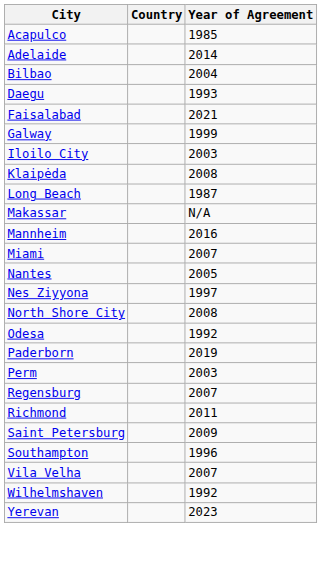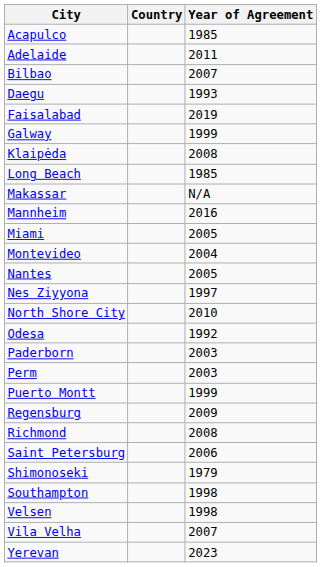(203, 54) 2014 -> (203, 54) 2011
(203, 74) 2004 -> (203, 74) 2007
(203, 114) 2021 -> (203, 114) 2019
- row: (48, 154)
(203, 194) 1987 -> (203, 174) 1985
(203, 253) 2007 -> (203, 234) 2005
+ row: (44, 253)
(203, 313) 2008 -> (203, 313) 2010
(203, 353) 2019 -> (203, 353) 2003
+ row: (52, 393)
(203, 393) 2007 -> (203, 413) 2009
(203, 413) 2011 -> (203, 433) 2008
(203, 433) 2009 -> (203, 453) 2006
+ row: (48, 473)
(203, 453) 1996 -> (203, 492) 1998
+ row: (29, 512)
- row: (55, 492)
